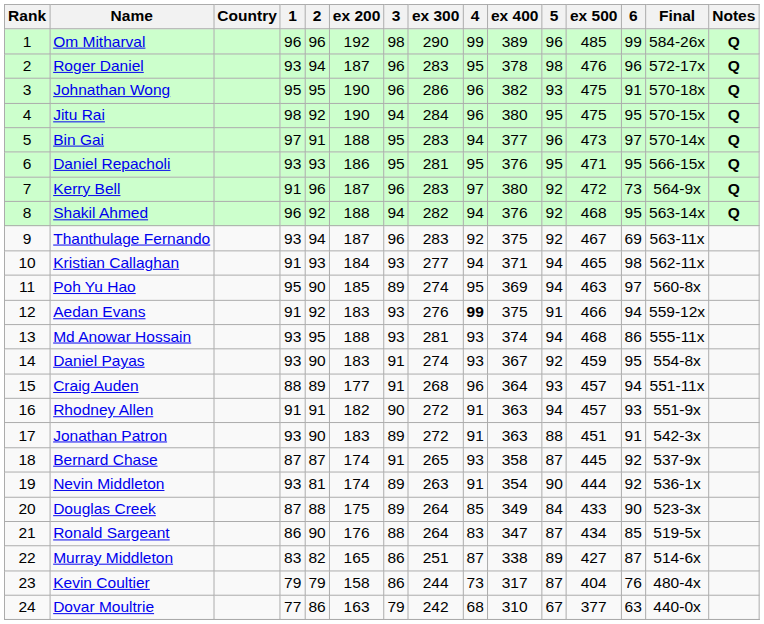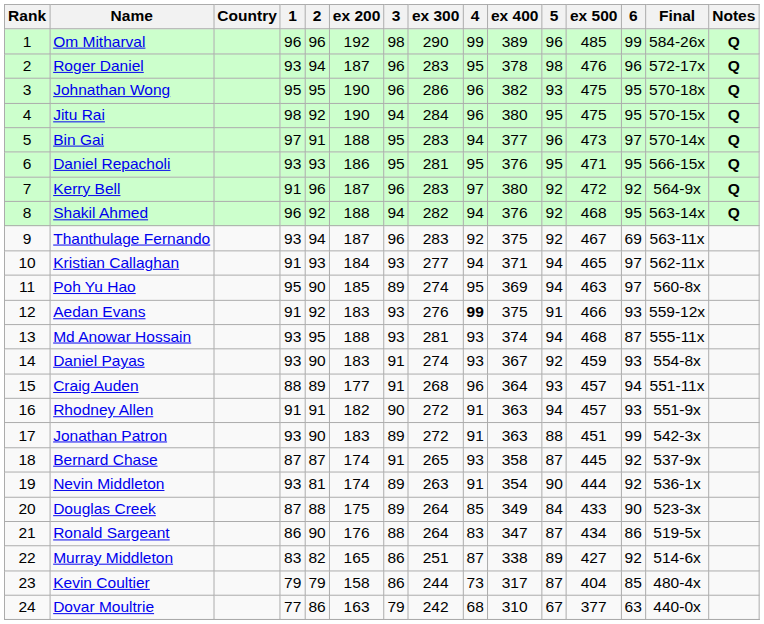(633, 90) 91 -> (633, 90) 95
(633, 189) 73 -> (633, 189) 92
(633, 262) 98 -> (633, 262) 97
(633, 312) 94 -> (633, 312) 93
(633, 336) 86 -> (633, 336) 87
(633, 361) 95 -> (633, 361) 93
(633, 435) 91 -> (633, 435) 99
(633, 533) 85 -> (633, 533) 86
(633, 558) 87 -> (633, 558) 92
(633, 582) 76 -> (633, 582) 85
